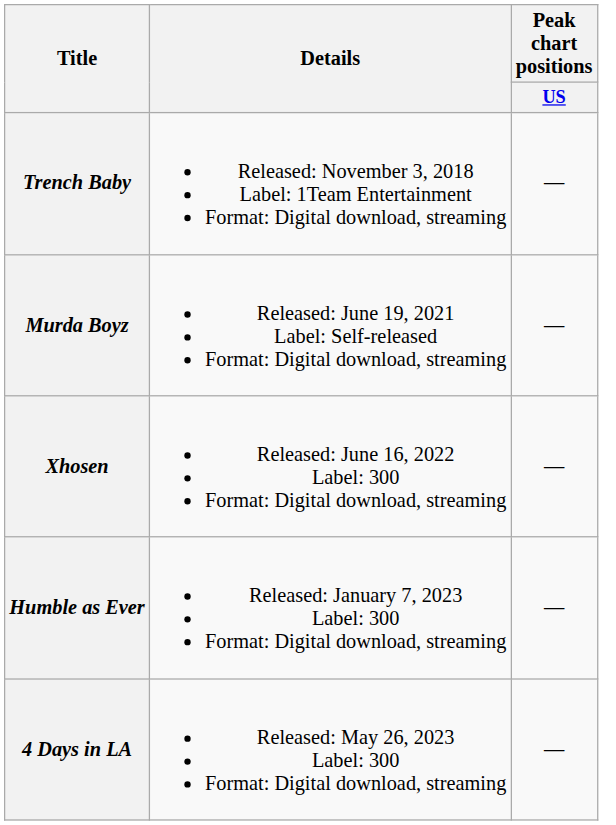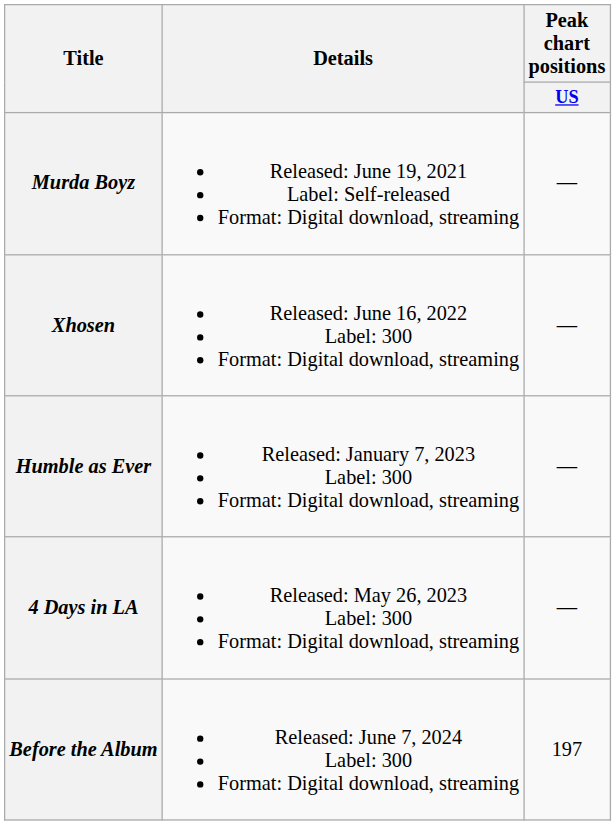- row: (77, 183)
+ row: (83, 749)
